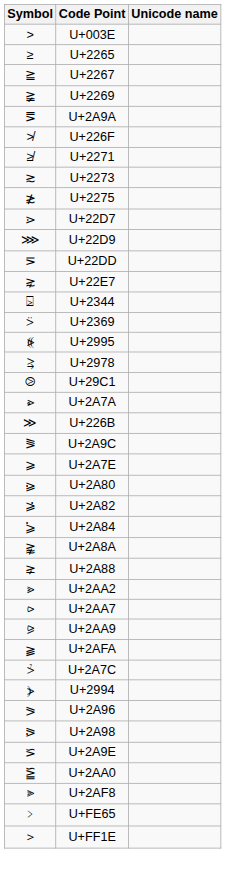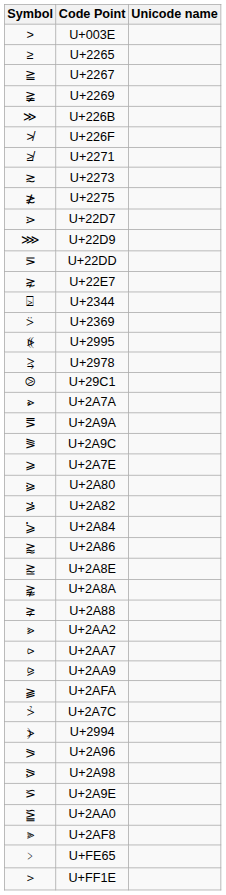rows swapped: (92, 422) <-> (92, 116)
+ row: (92, 547)
+ row: (92, 568)
